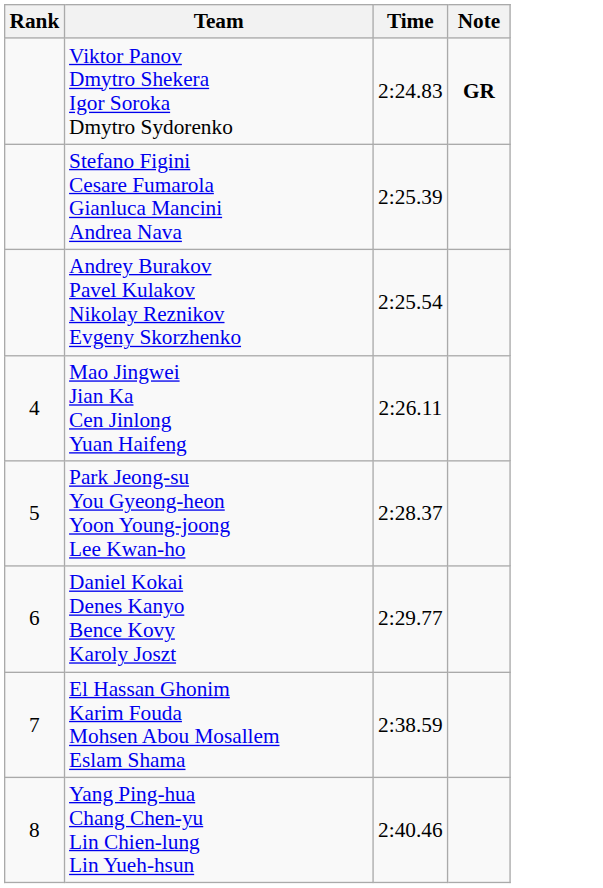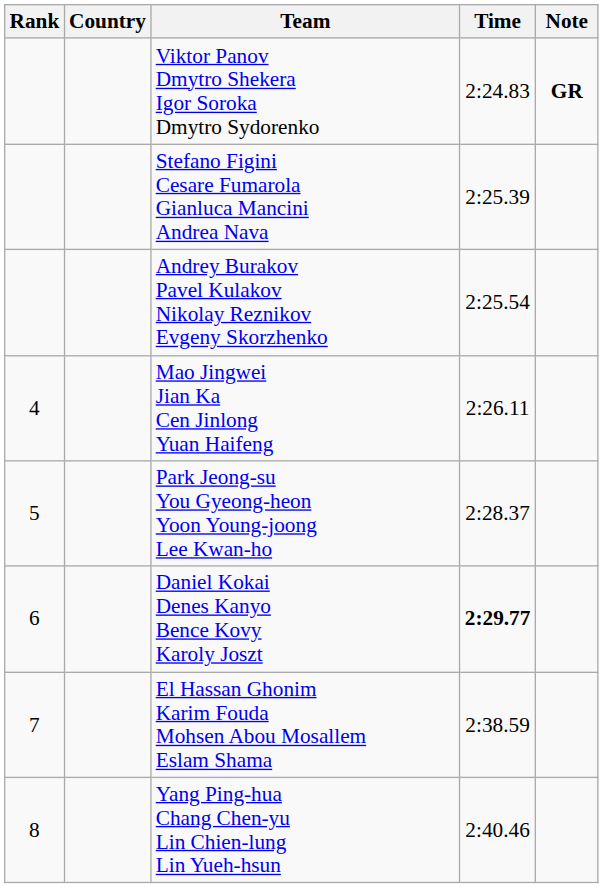+ column: (107, 21)
(410, 618) normal -> (498, 618) bold
